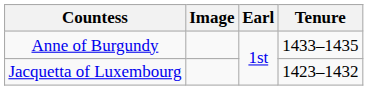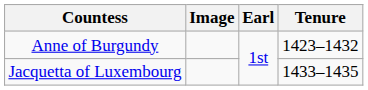(320, 44) 1433–1435 -> (320, 44) 1423–1432
(320, 71) 1423–1432 -> (320, 71) 1433–1435
